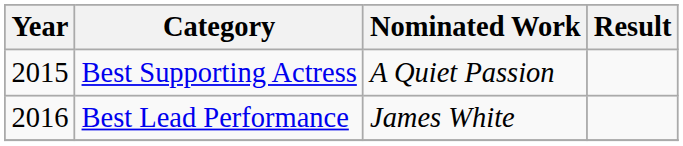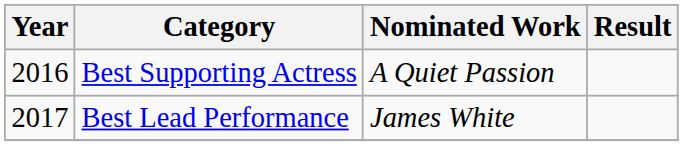(40, 72) 2015 -> (40, 72) 2016
(40, 117) 2016 -> (40, 117) 2017
